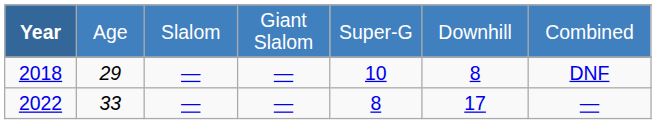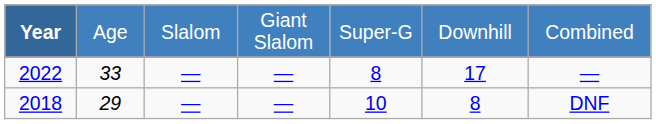rows swapped: (41, 73) <-> (41, 104)
